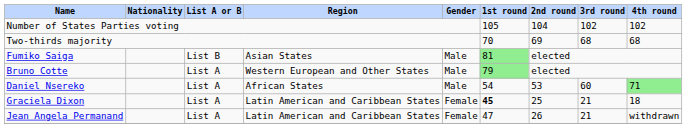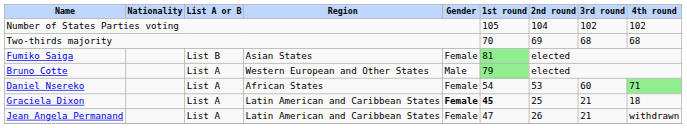(456, 56) Male -> (461, 56) Female
(456, 86) Male -> (461, 86) Female
(461, 101) normal -> (461, 101) bold
